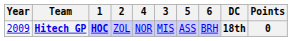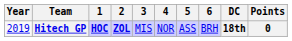columns swapped: (166, 12) <-> (144, 12)
(18, 28) 2009 -> (18, 28) 2019
(122, 28) normal -> (122, 28) bold
